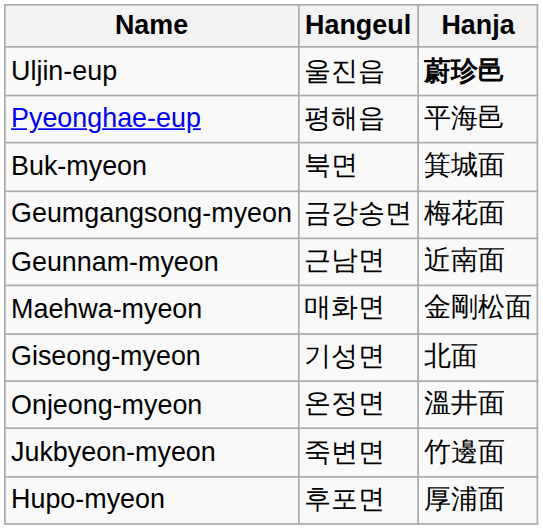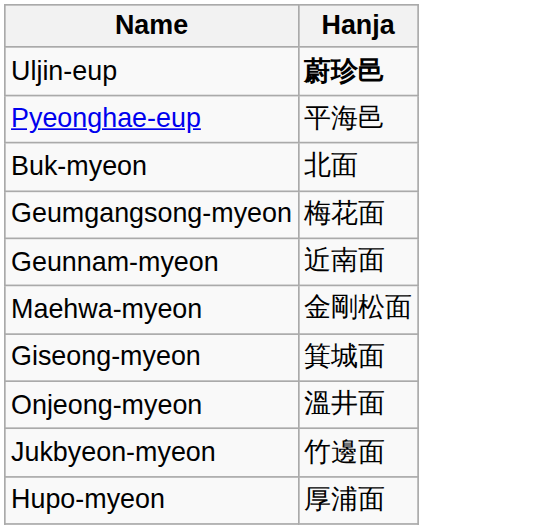- column: (358, 25)
(465, 165) 箕城面 -> (331, 165) 北面
(451, 356) 北面 -> (345, 356) 箕城面
